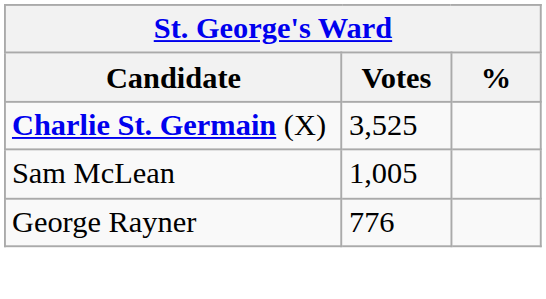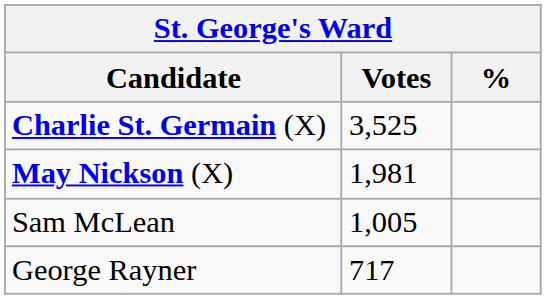+ row: (123, 173)
(372, 221) 776 -> (372, 269) 717
